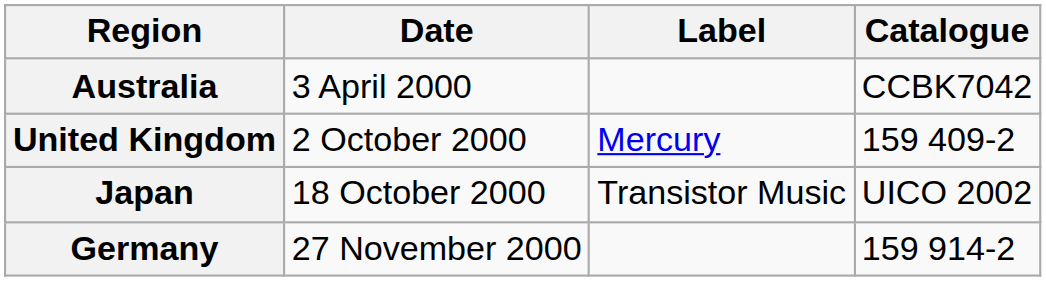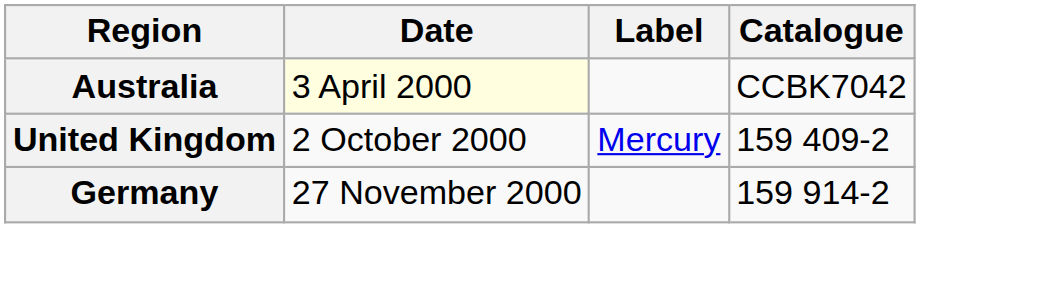(382, 85) no background -> (382, 85) lightyellow background
- row: (144, 193)
